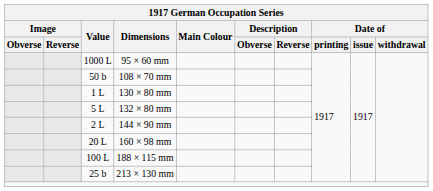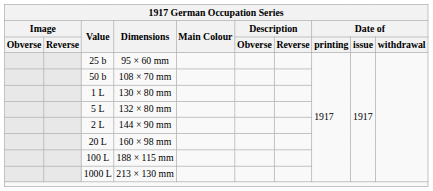(98, 61) 1000 L -> (98, 61) 25 b
(98, 174) 25 b -> (98, 174) 1000 L
